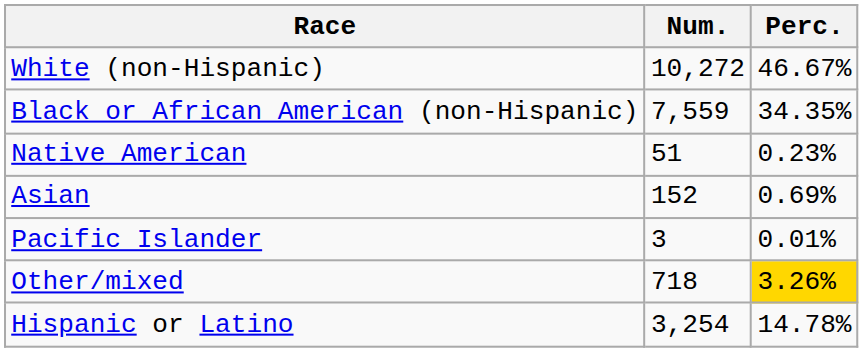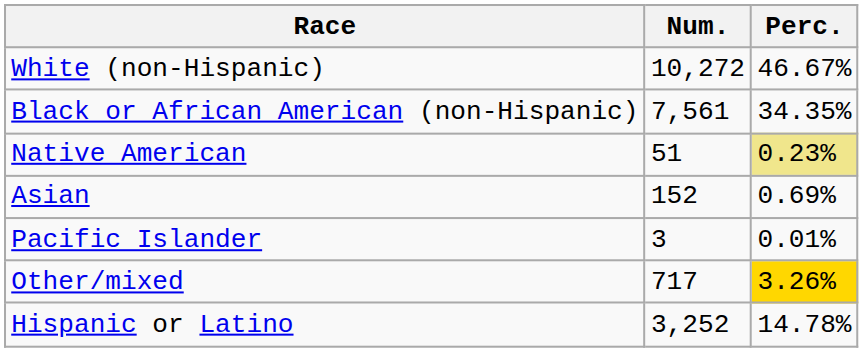(690, 111) 7,559 -> (690, 111) 7,561
(797, 154) no background -> (797, 154) khaki background
(674, 282) 718 -> (674, 282) 717
(690, 324) 3,254 -> (690, 324) 3,252
